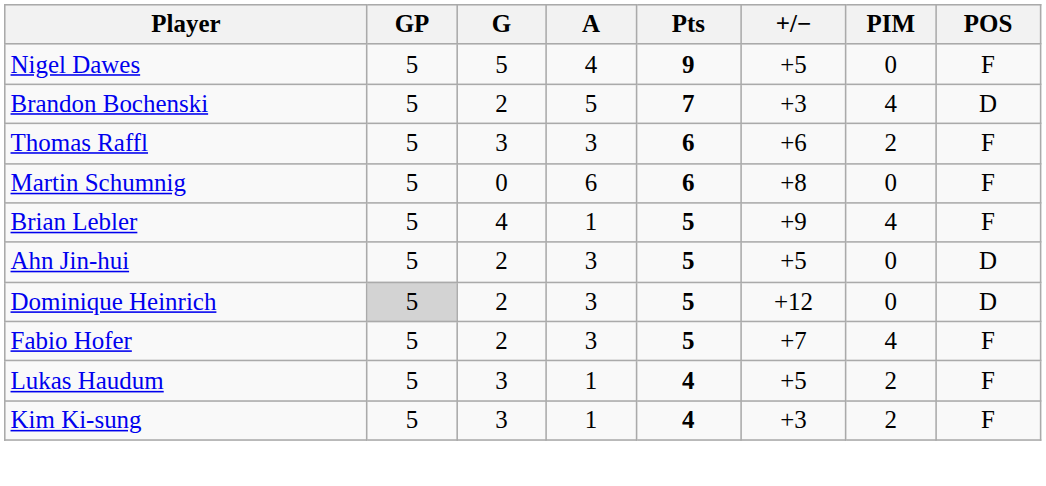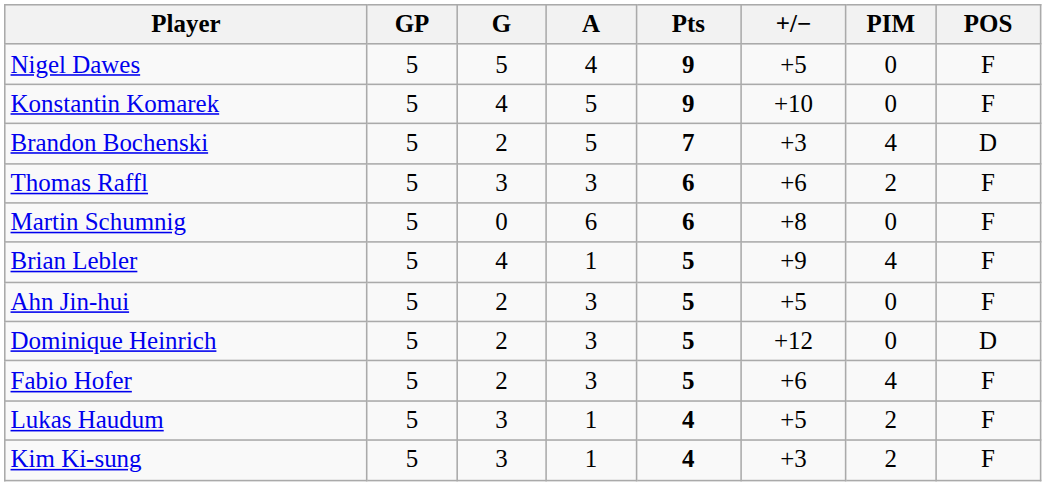+ row: (115, 103)
(988, 261) D -> (988, 301) F
(412, 301) lightgrey background -> (412, 340) no background
(793, 340) +7 -> (793, 380) +6
